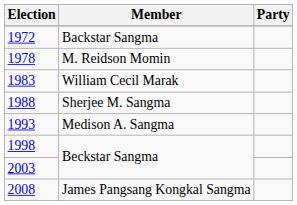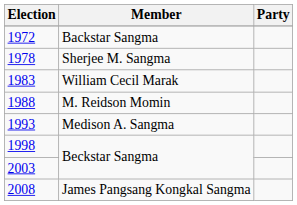(116, 59) M. Reidson Momin -> (116, 59) Sherjee M. Sangma
(116, 102) Sherjee M. Sangma -> (116, 102) M. Reidson Momin
